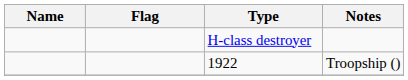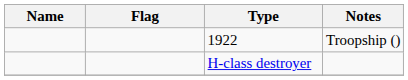rows swapped: (259, 39) <-> (222, 63)
